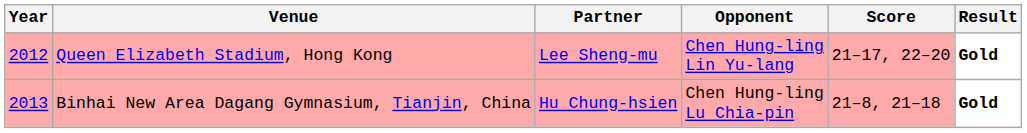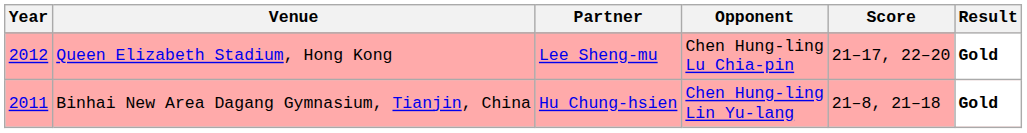(755, 56) Chen Hung-ling Lin Yu-lang -> (755, 56) Chen Hung-ling Lu Chia-pin
(28, 103) 2013 -> (28, 103) 2011
(755, 103) Chen Hung-ling Lu Chia-pin -> (755, 103) Chen Hung-ling Lin Yu-lang
